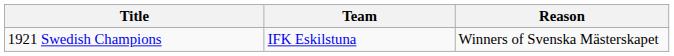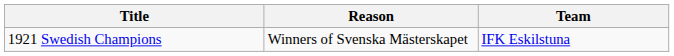columns swapped: (360, 16) <-> (562, 16)
